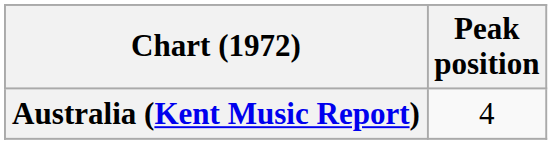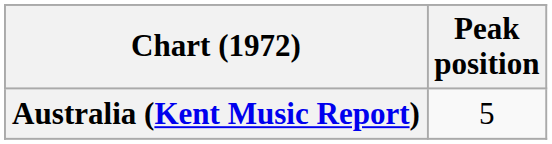(487, 113) 4 -> (487, 113) 5
